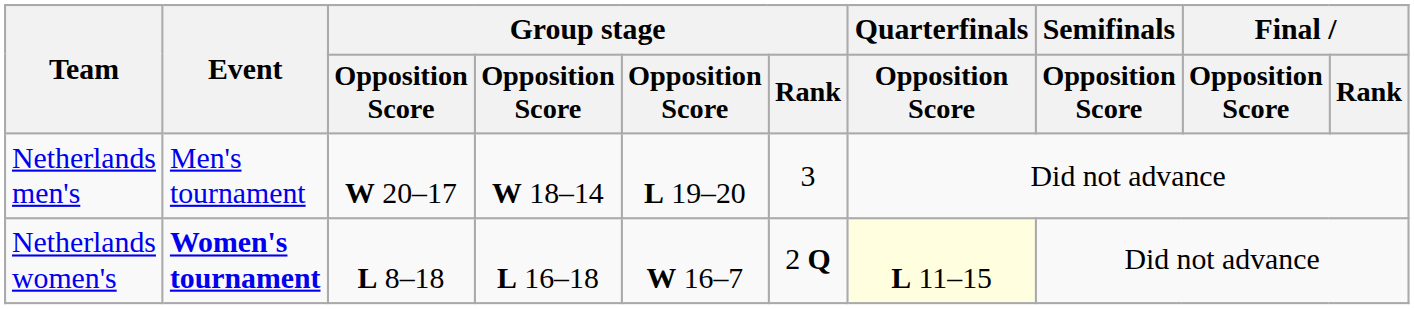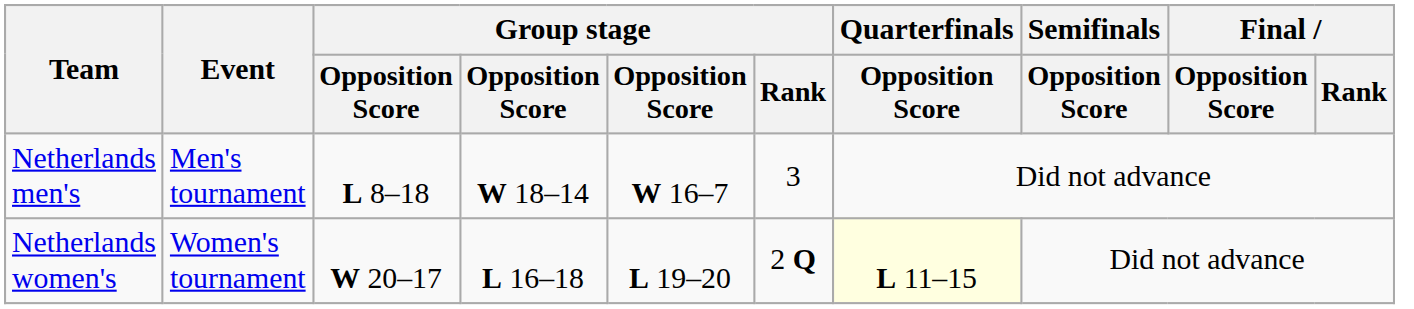(401, 193) W 20–17 -> (386, 193) L 8–18
(695, 193) L 19–20 -> (680, 193) W 16–7
(245, 260) bold -> (238, 260) normal
(401, 277) L 8–18 -> (386, 277) W 20–17
(695, 277) W 16–7 -> (680, 277) L 19–20
